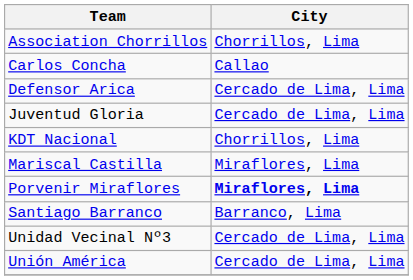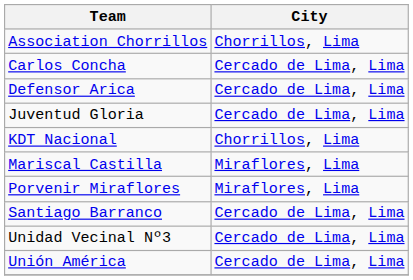(242, 66) Callao -> (309, 66) Cercado de Lima, Lima
(287, 189) bold -> (287, 189) normal
(278, 213) Barranco, Lima -> (309, 213) Cercado de Lima, Lima
